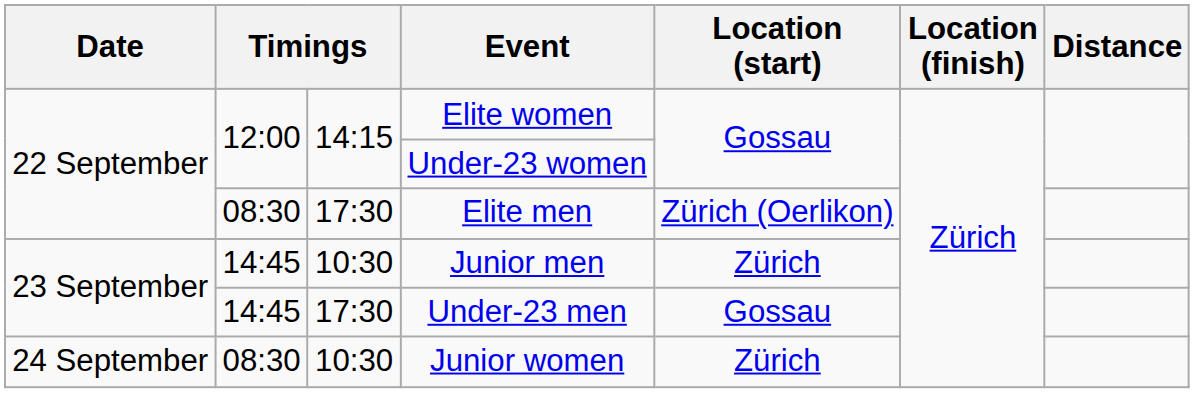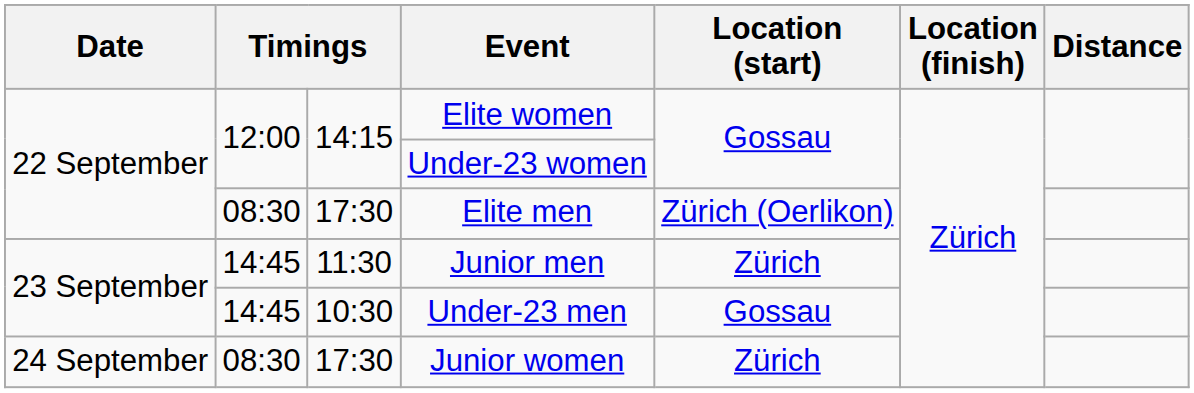(354, 262) 10:30 -> (354, 262) 11:30
(354, 311) 17:30 -> (354, 311) 10:30
(354, 361) 10:30 -> (354, 361) 17:30
